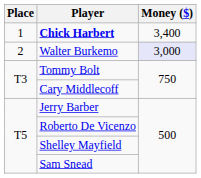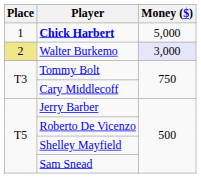(167, 32) 3,400 -> (167, 32) 5,000
(21, 51) no background -> (21, 51) khaki background
